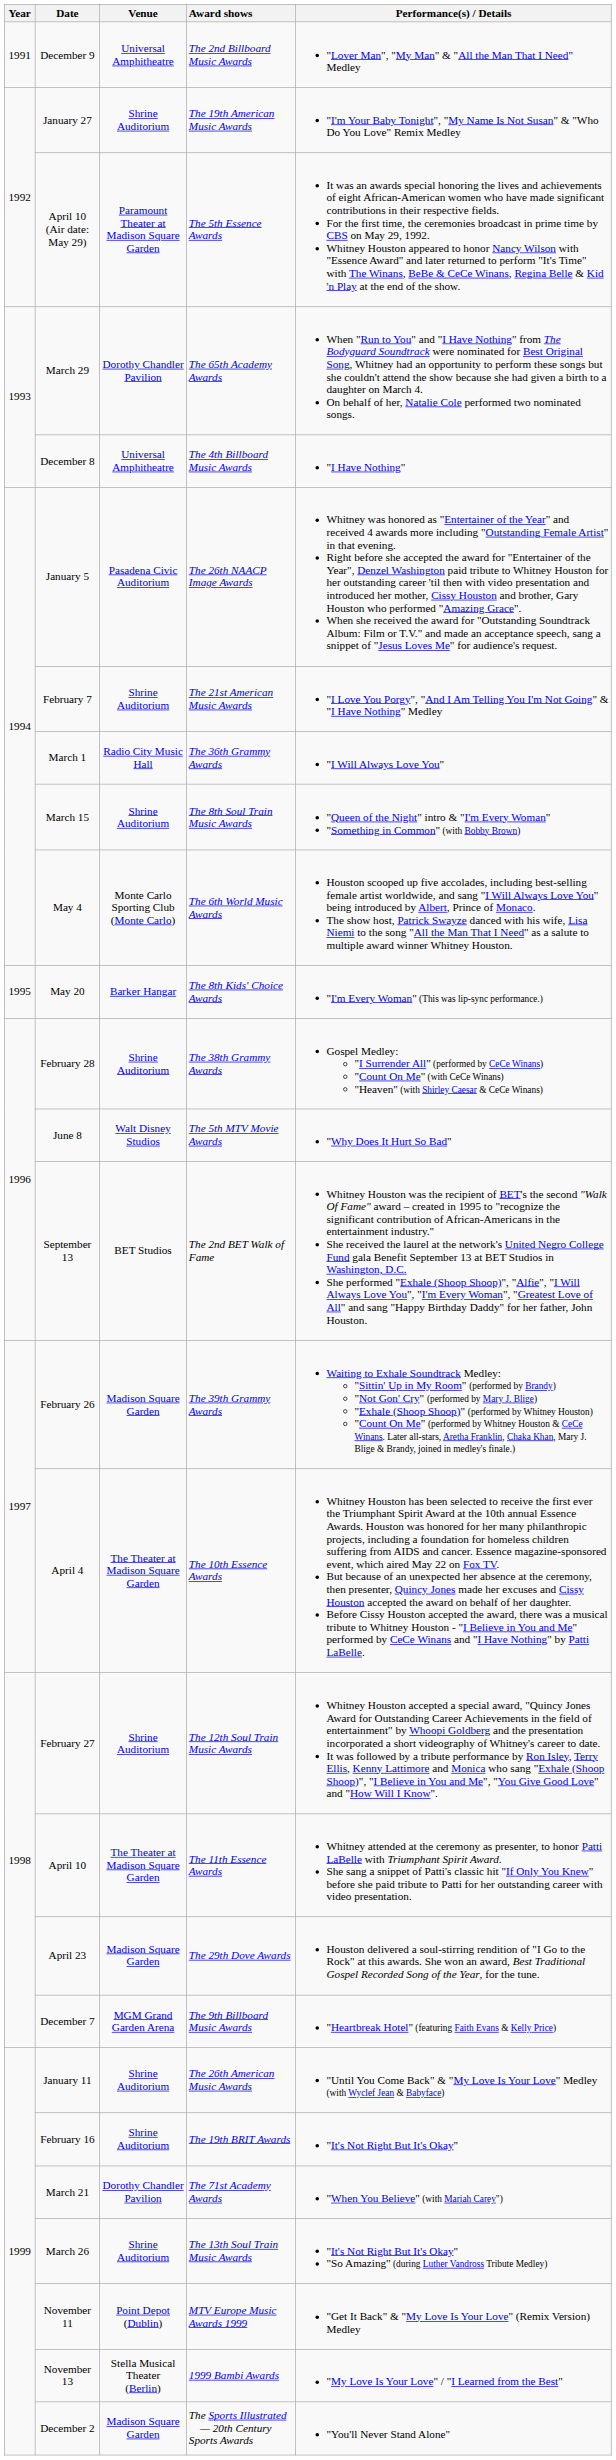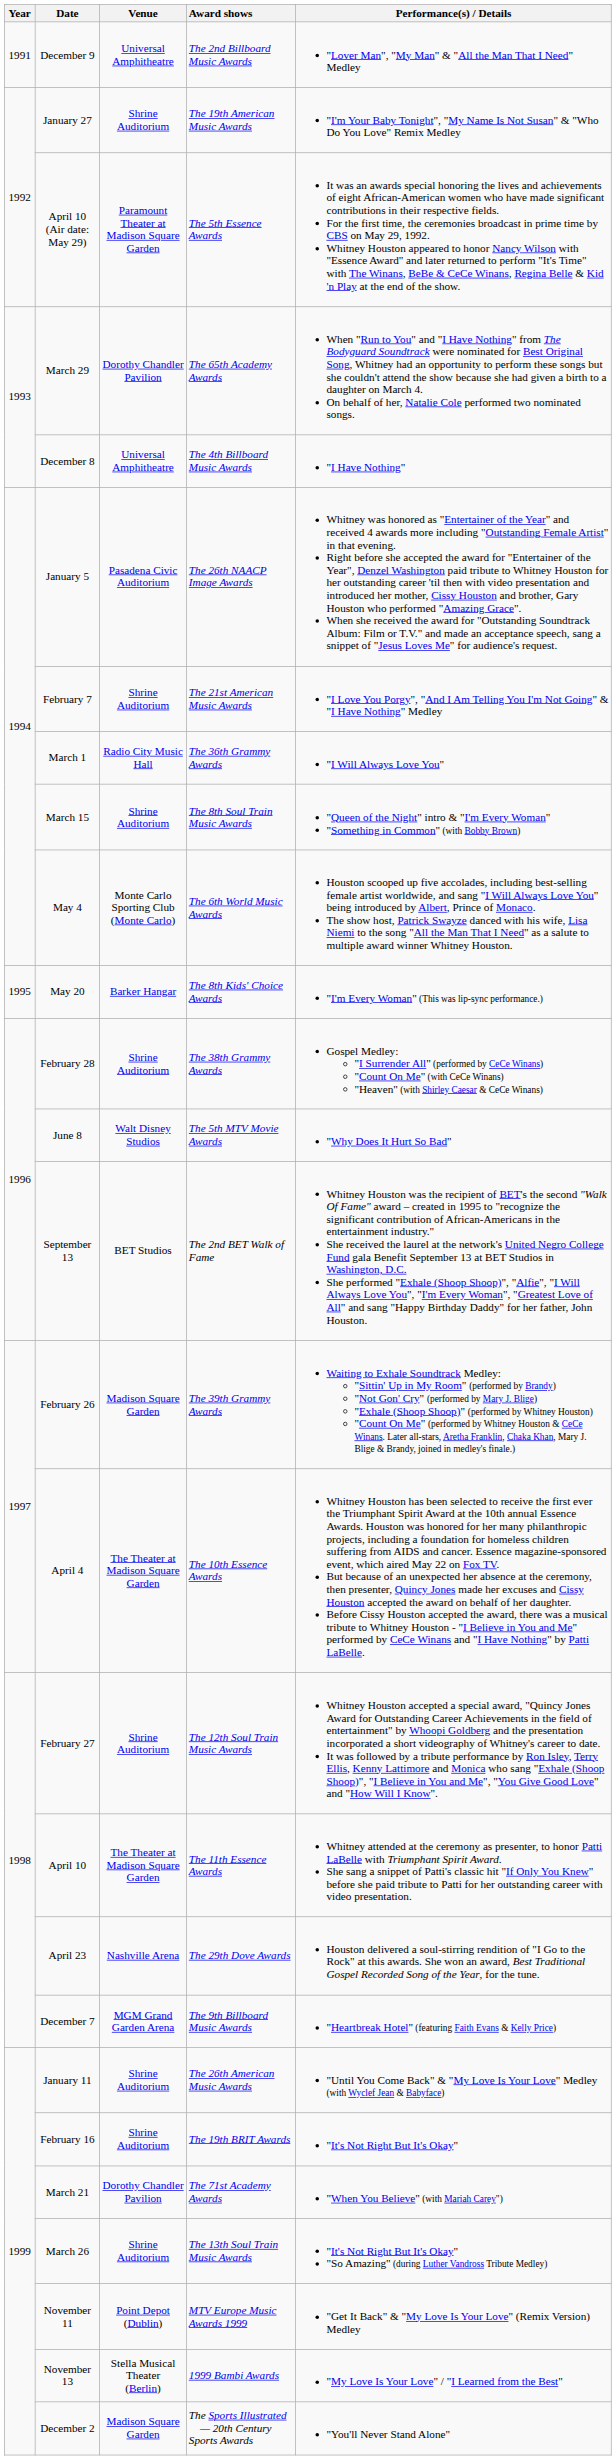(143, 1955) Madison Square Garden -> (143, 1955) Nashville Arena
